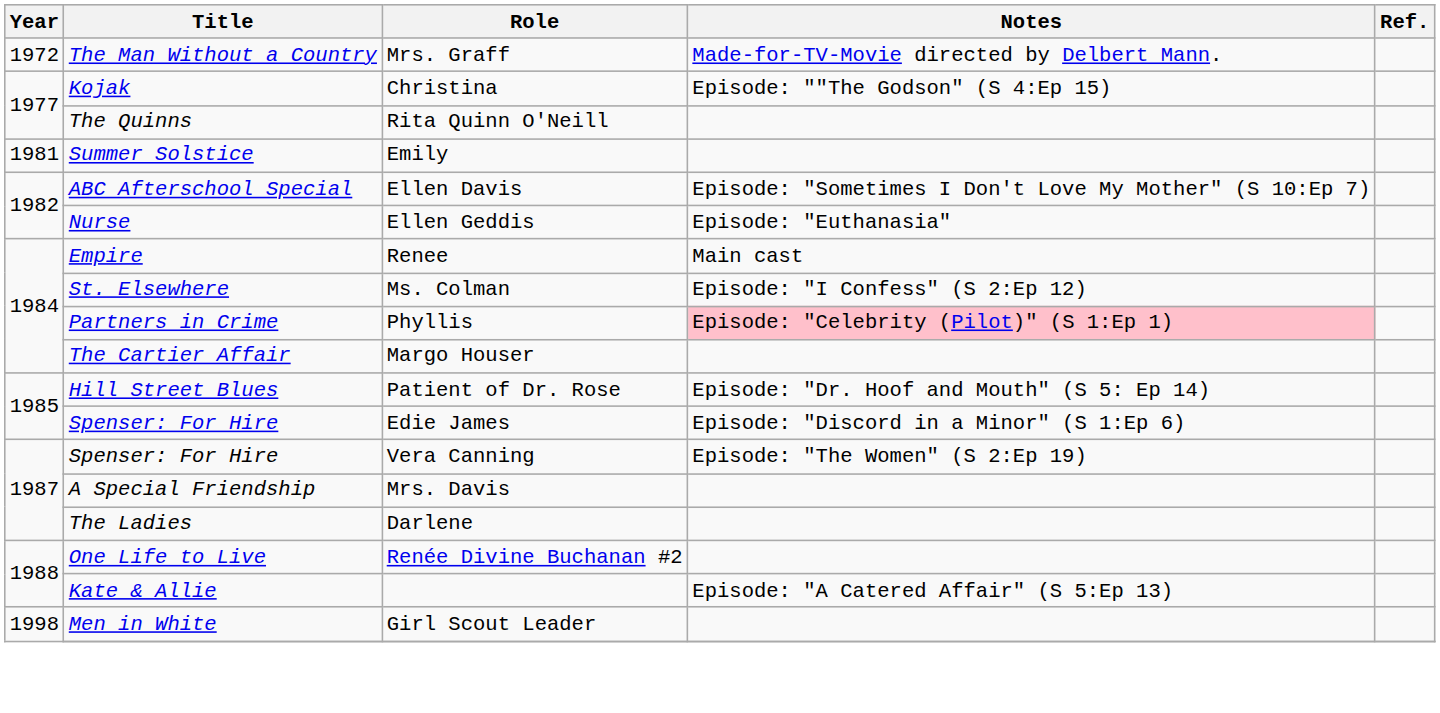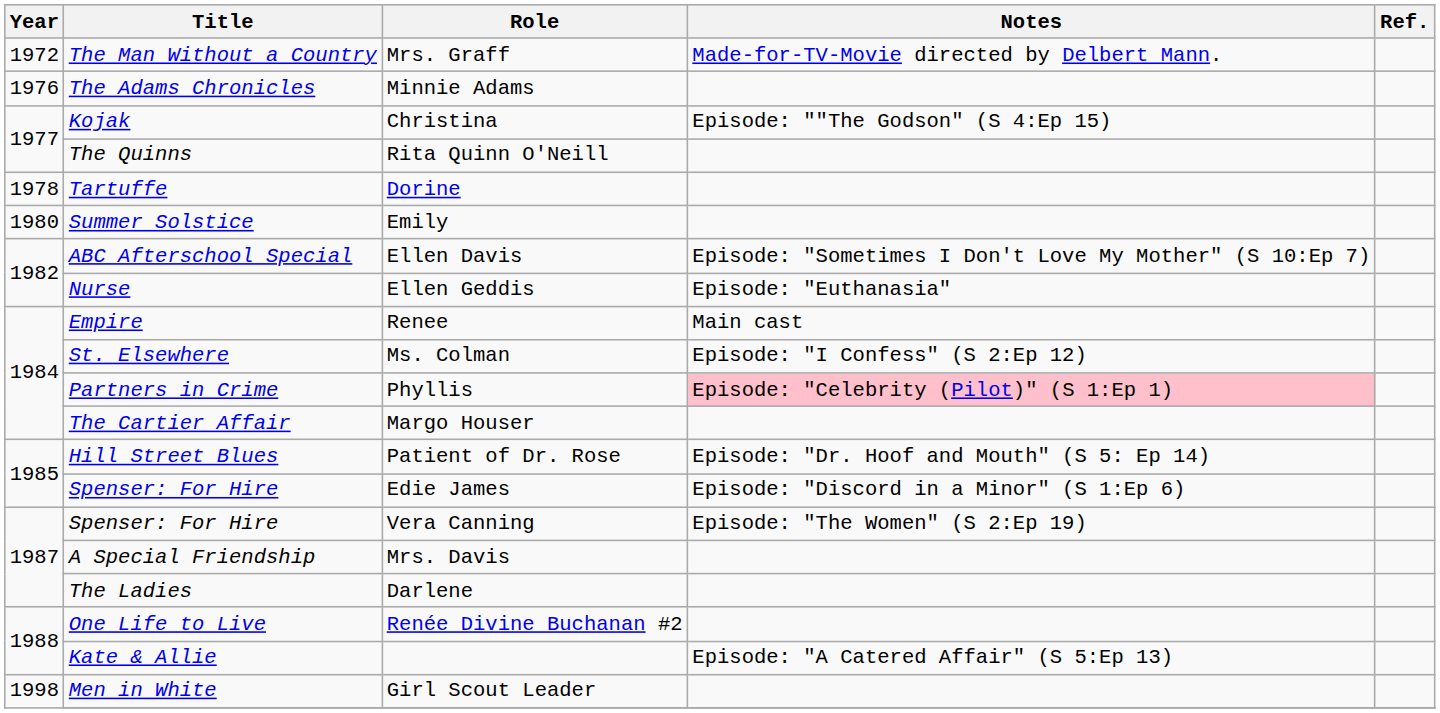+ row: (192, 88)
+ row: (118, 189)
(34, 155) 1981 -> (34, 222) 1980
